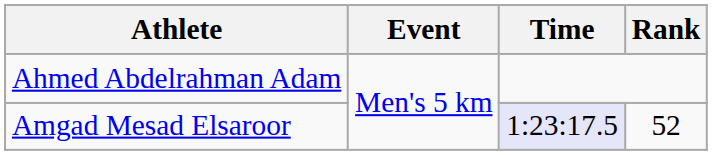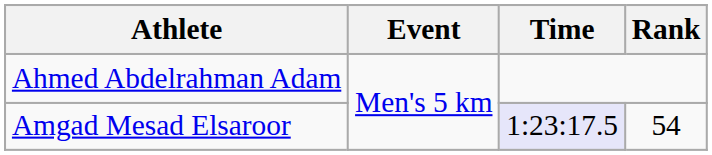(666, 126) 52 -> (666, 126) 54
